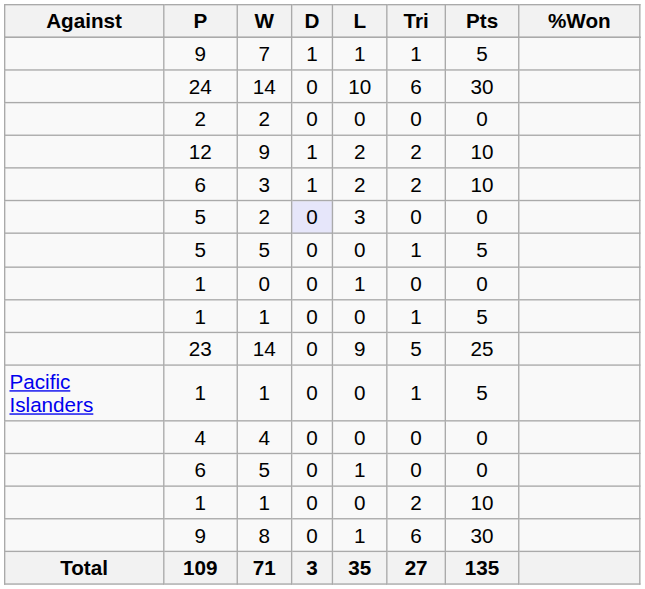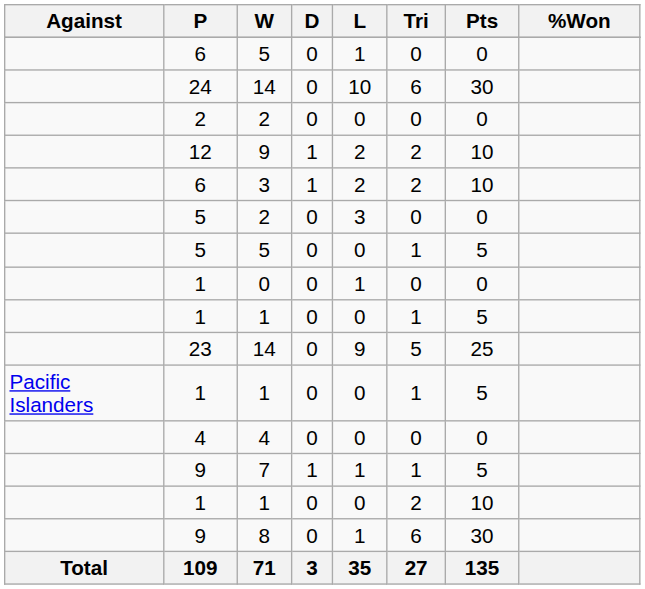rows swapped: (200, 54) <-> (200, 470)
(312, 218) lavender background -> (312, 218) no background
